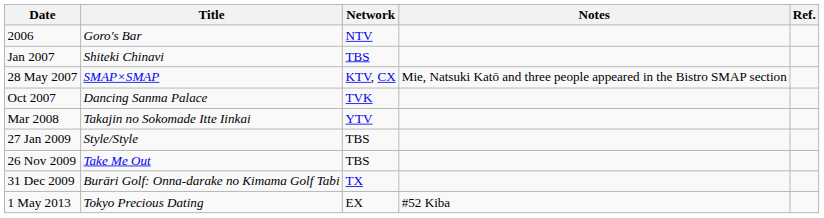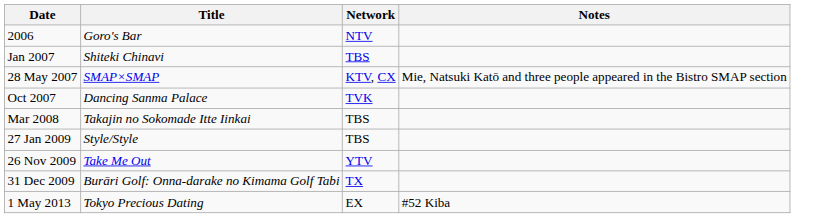- column: (804, 14)
(359, 118) YTV -> (358, 118) TBS
(358, 160) TBS -> (359, 160) YTV
